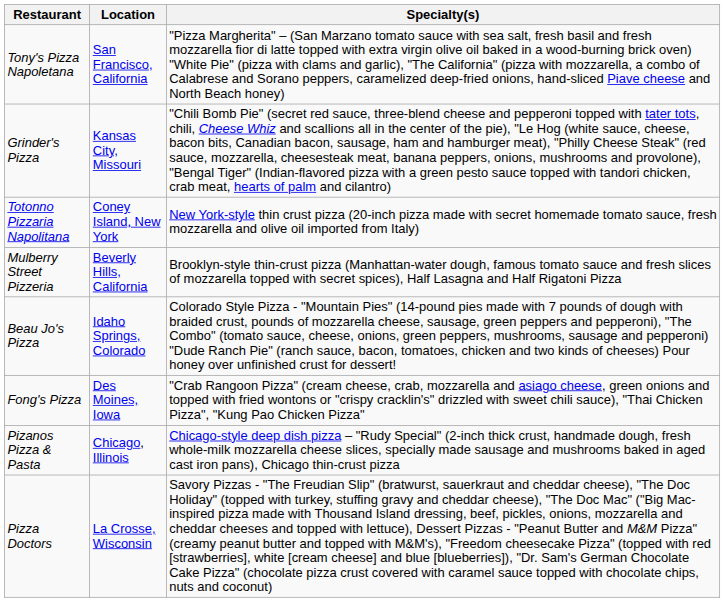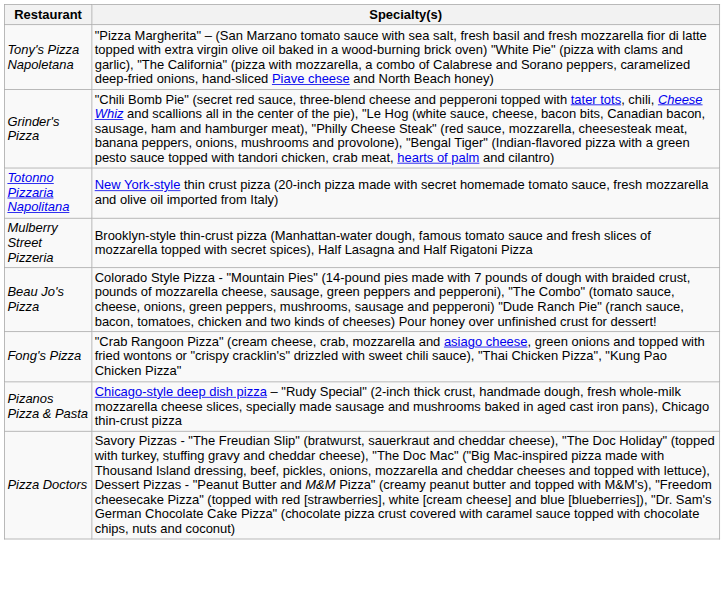- column: (128, 14)
